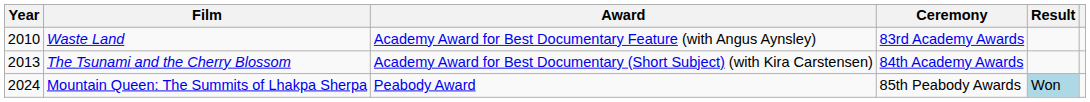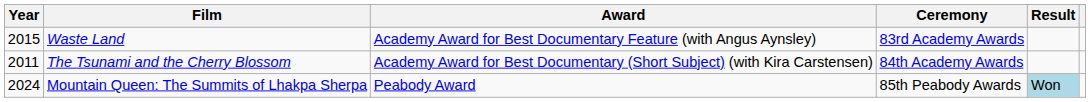(24, 39) 2010 -> (24, 39) 2015
(24, 62) 2013 -> (23, 62) 2011
